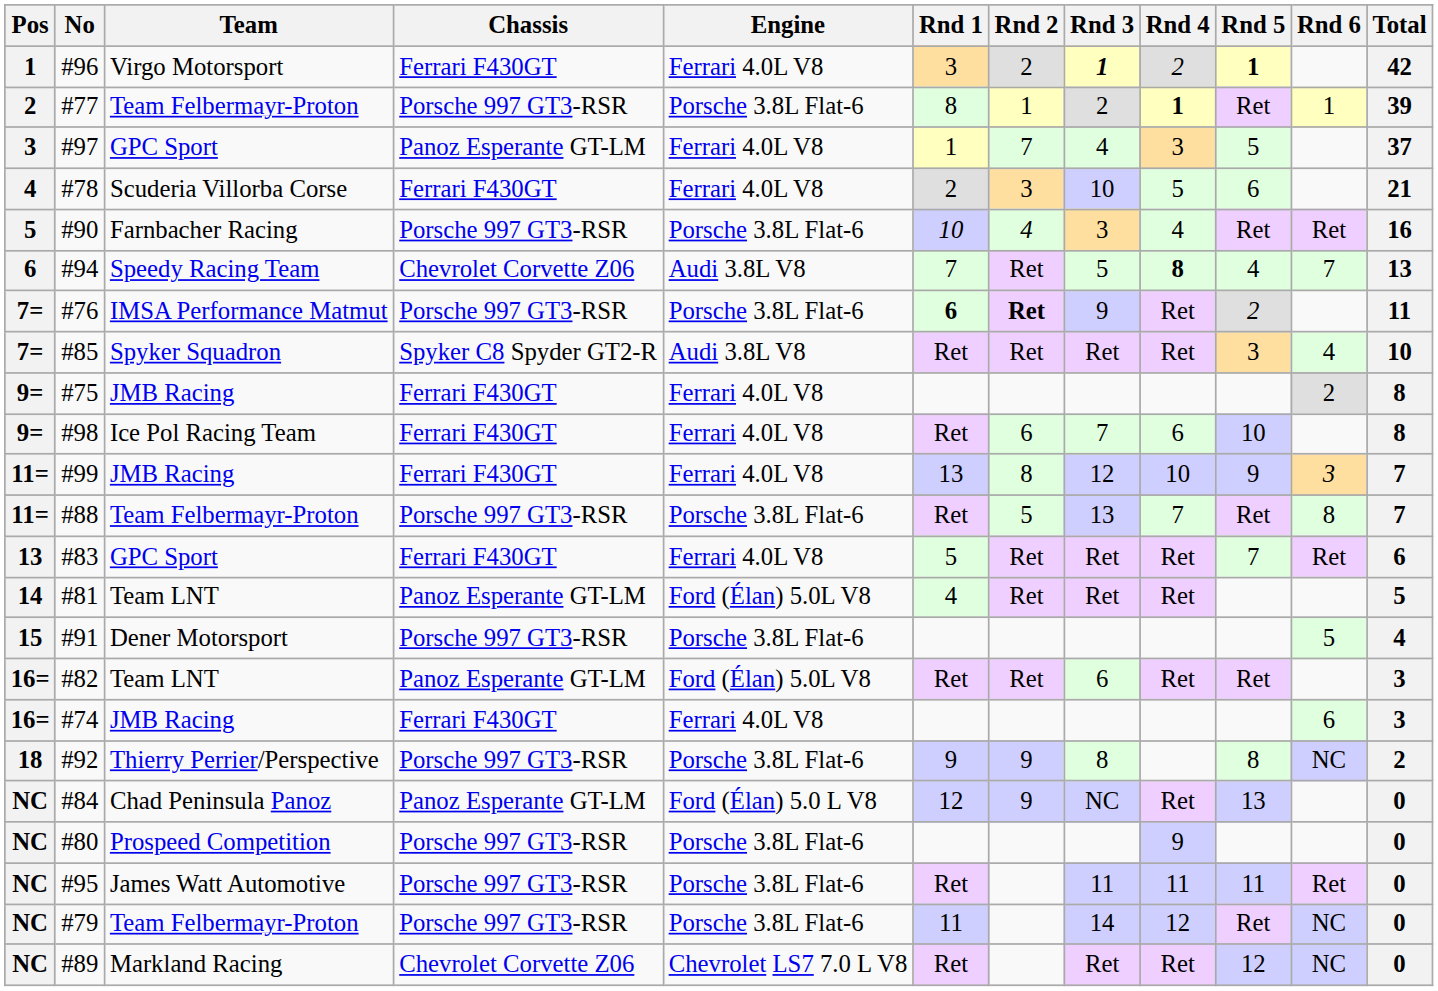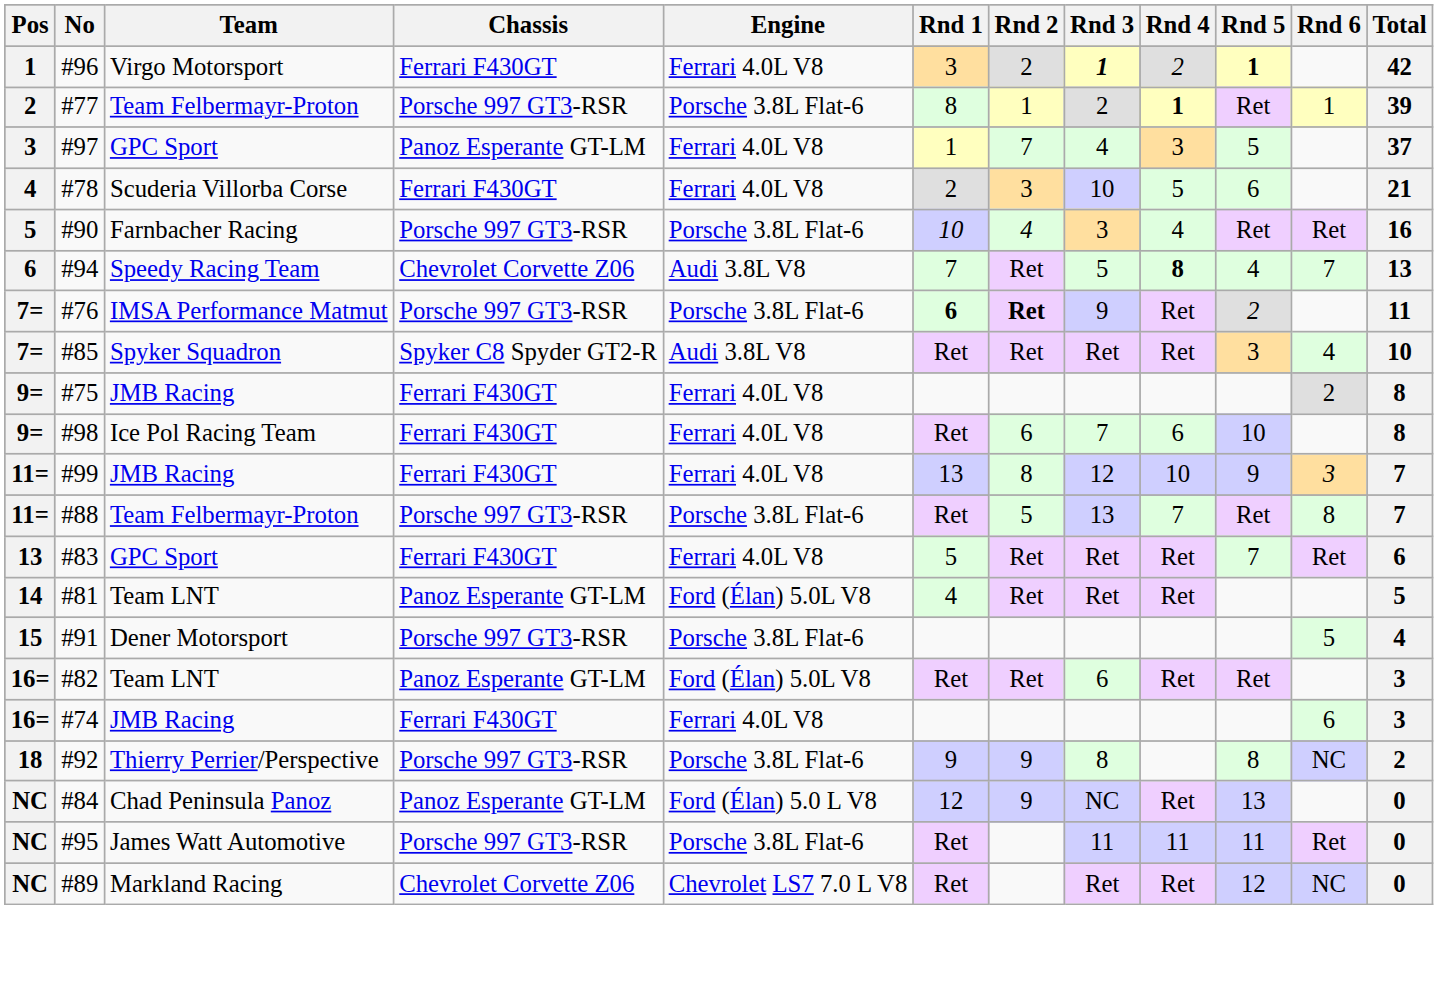- row: (80, 842)
- row: (80, 924)
